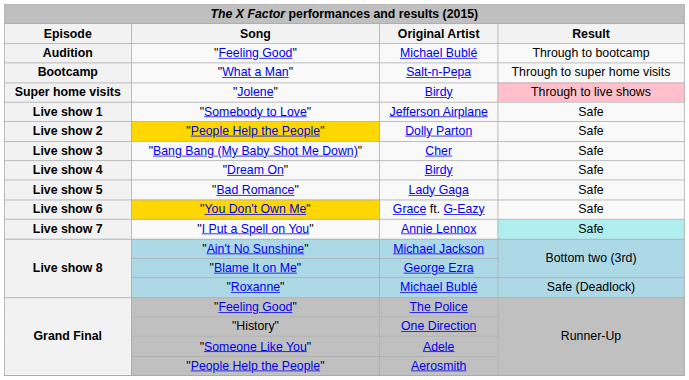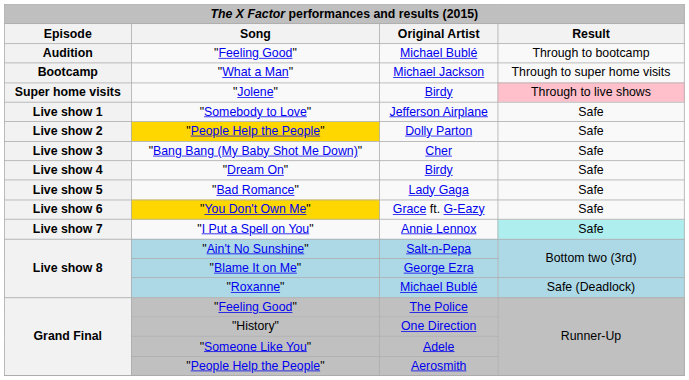(439, 72) Salt-n-Pepa -> (439, 72) Michael Jackson
(439, 248) Michael Jackson -> (439, 248) Salt-n-Pepa
